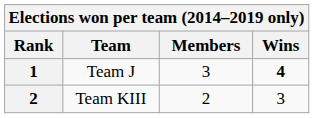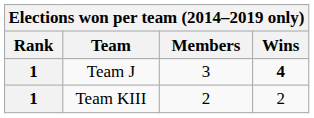(34, 98) 2 -> (34, 98) 1
(281, 98) 3 -> (281, 98) 2
